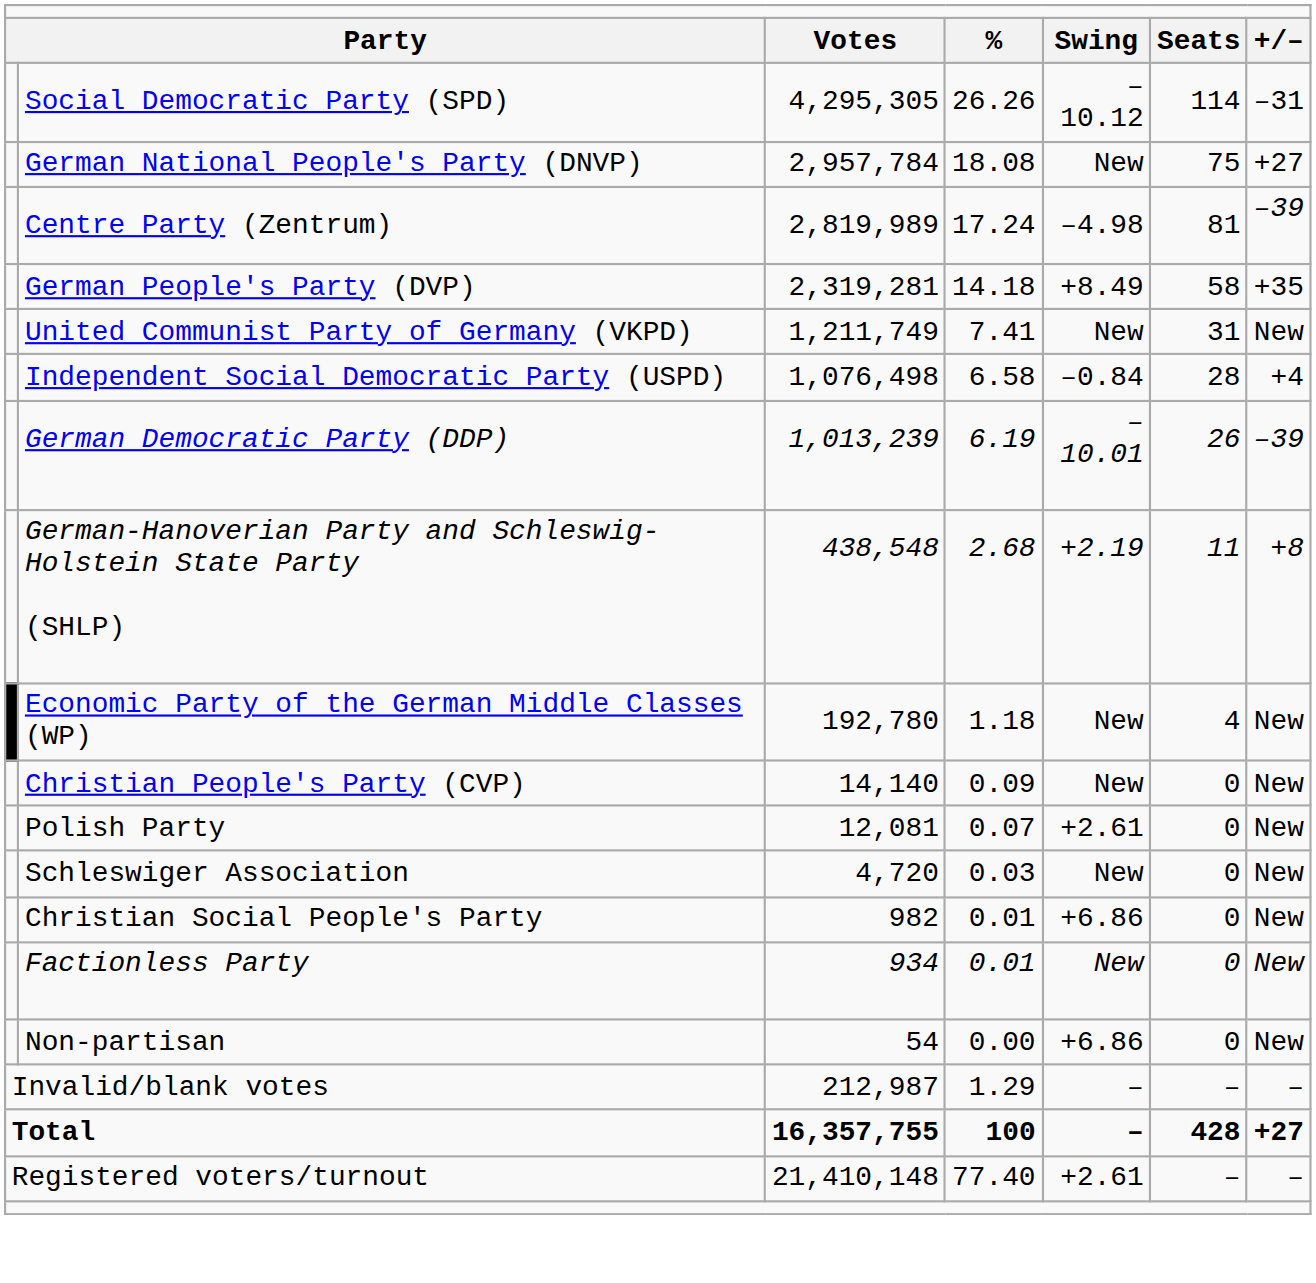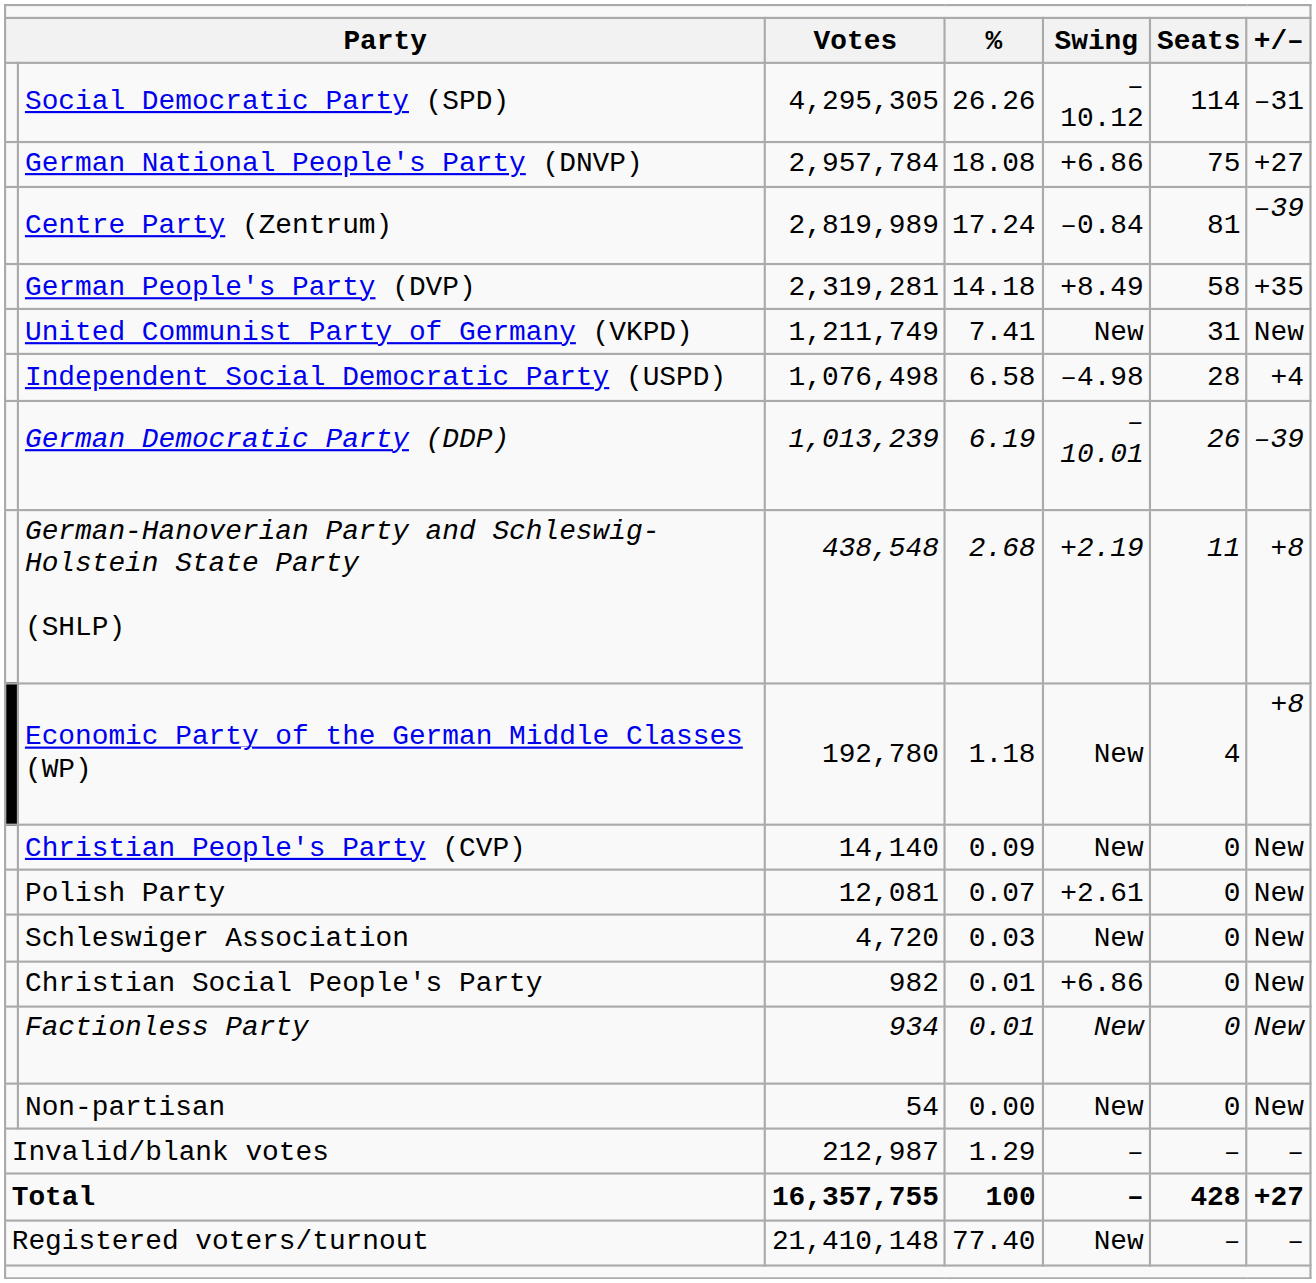(1119, 164) New -> (1102, 164) +6.86
(1102, 225) –4.98 -> (1102, 225) –0.84
(1102, 377) –0.84 -> (1102, 377) –4.98
(1279, 722) New -> (1287, 706) +8
(1102, 1042) +6.86 -> (1119, 1106) New
(1102, 1178) +2.61 -> (1119, 1242) New
